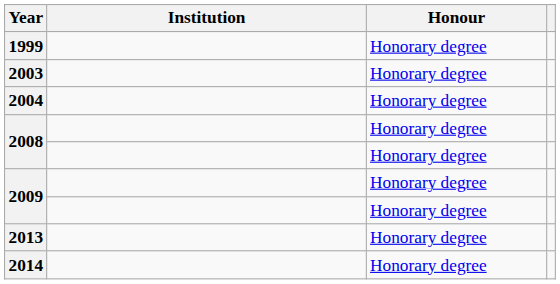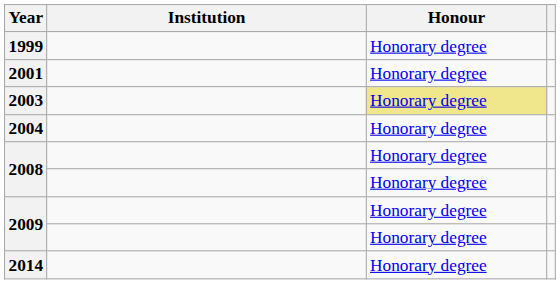+ row: (26, 73)
(428, 73) no background -> (428, 100) khaki background
- row: (26, 237)
